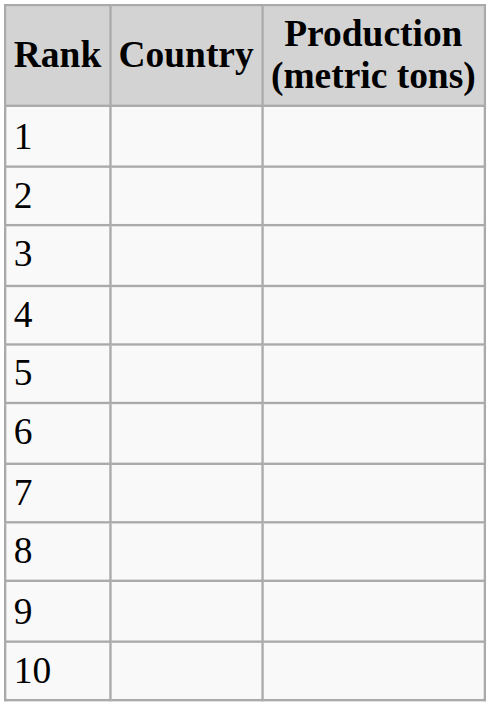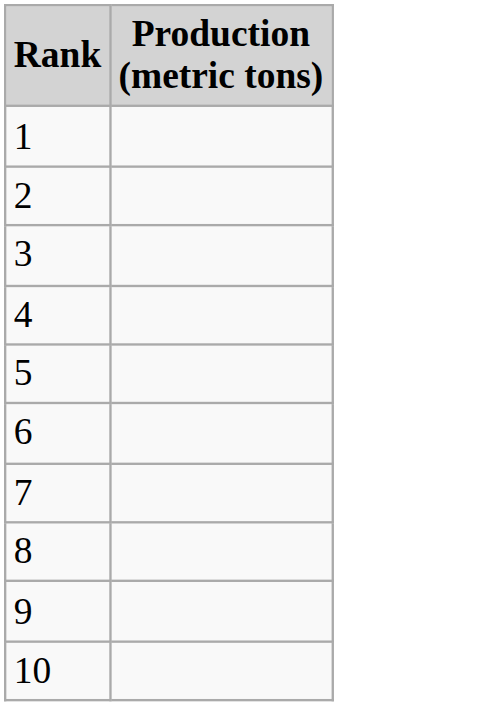- column: (186, 55)
